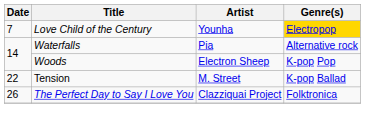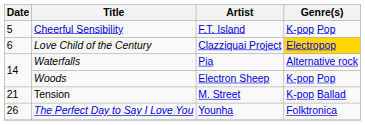+ row: (79, 29)
(10, 29) 7 -> (10, 45) 6
(216, 29) Younha -> (240, 45) Clazziquai Project
(13, 78) 22 -> (13, 95) 21
(240, 95) Clazziquai Project -> (216, 111) Younha
